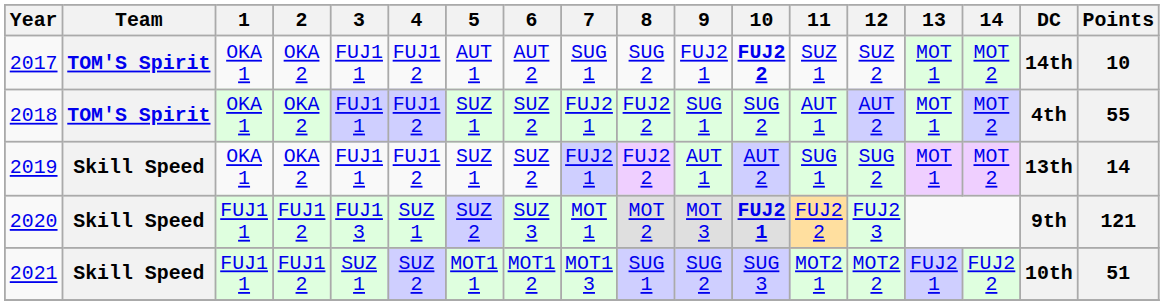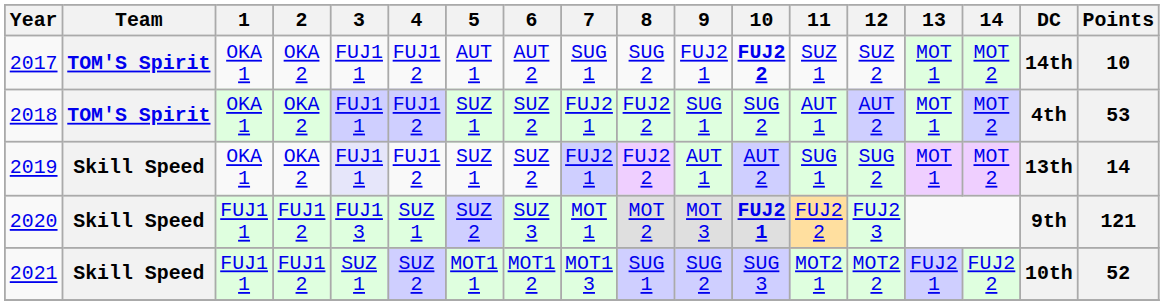(1118, 116) 55 -> (1118, 116) 53
(359, 169) no background -> (359, 169) lavender background
(1118, 274) 51 -> (1118, 274) 52
